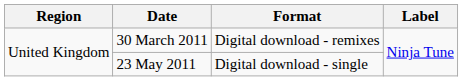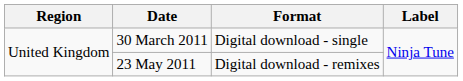(297, 40) Digital download - remixes -> (291, 40) Digital download - single
(291, 64) Digital download - single -> (297, 64) Digital download - remixes
